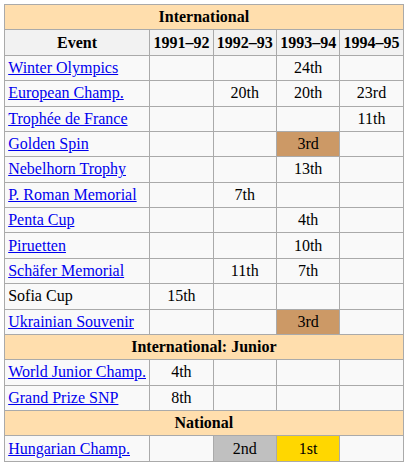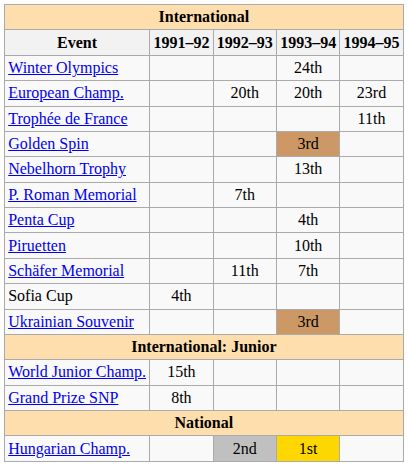(181, 296) 15th -> (181, 296) 4th
(181, 372) 4th -> (181, 372) 15th
